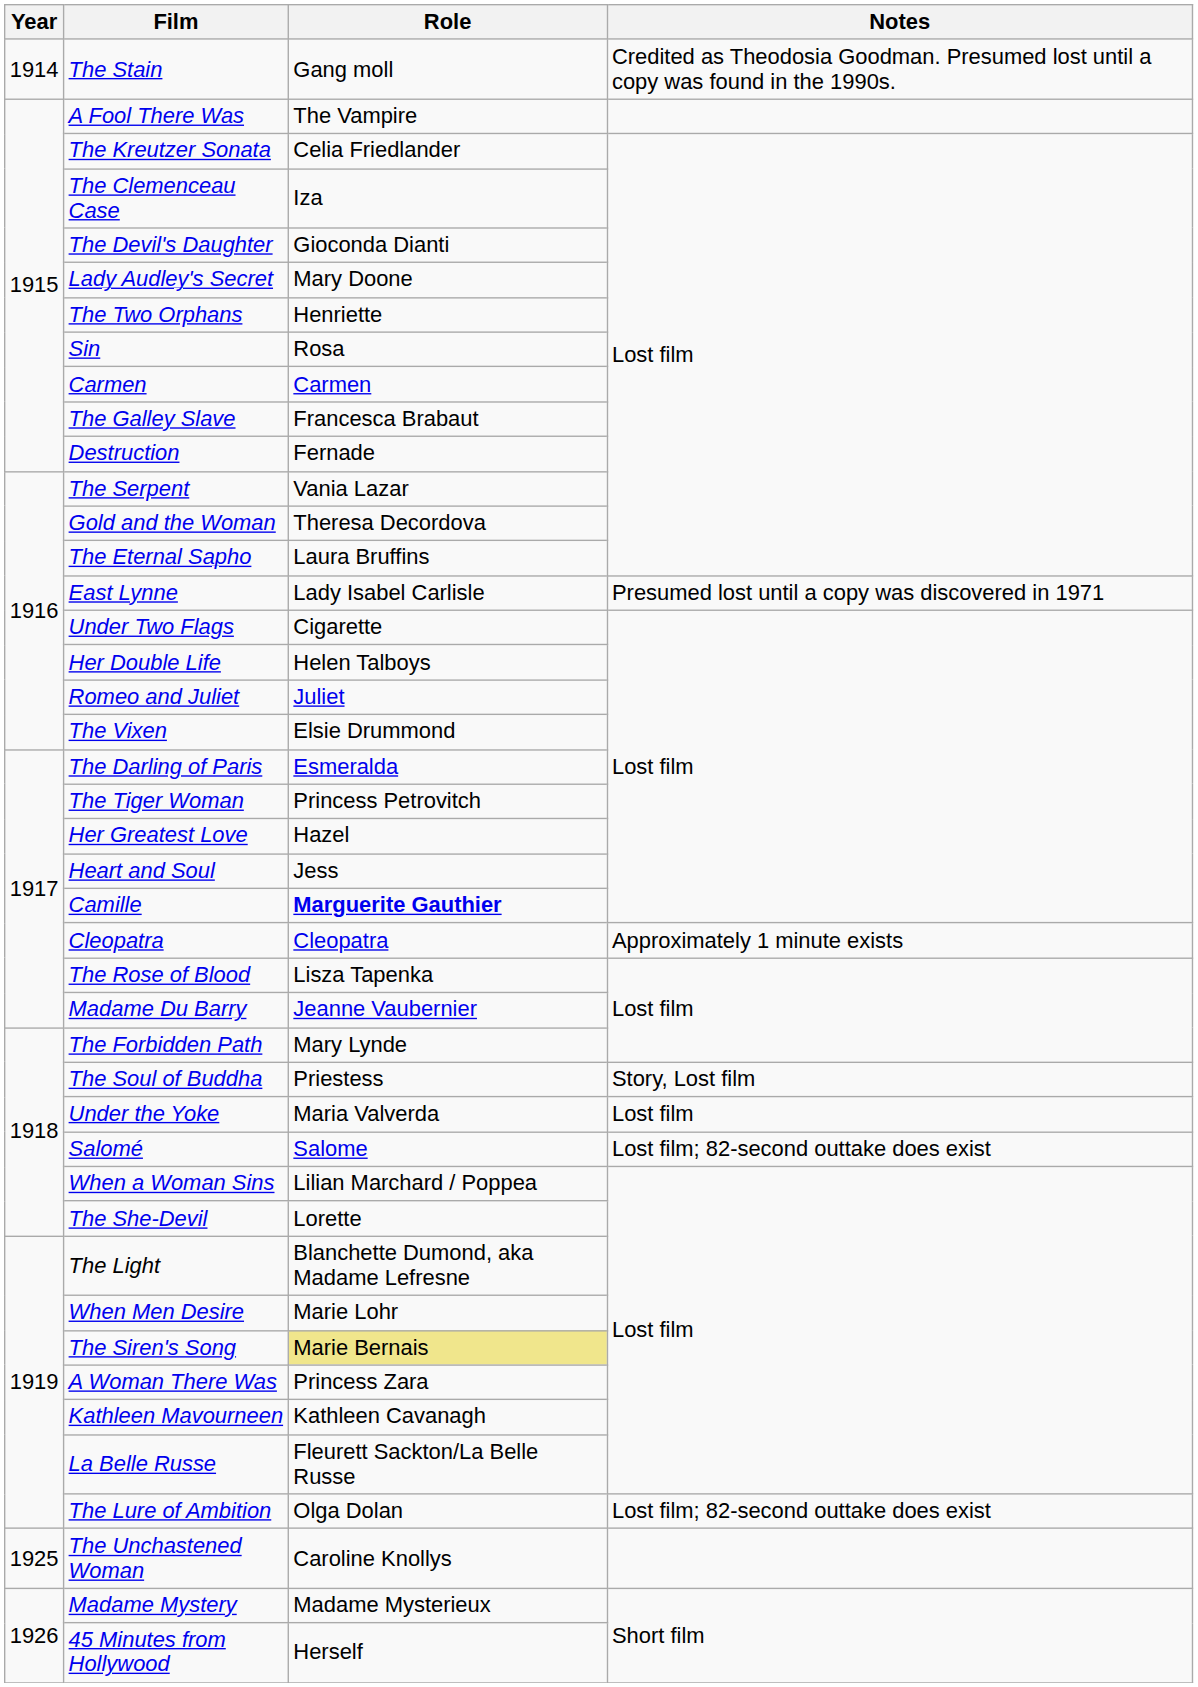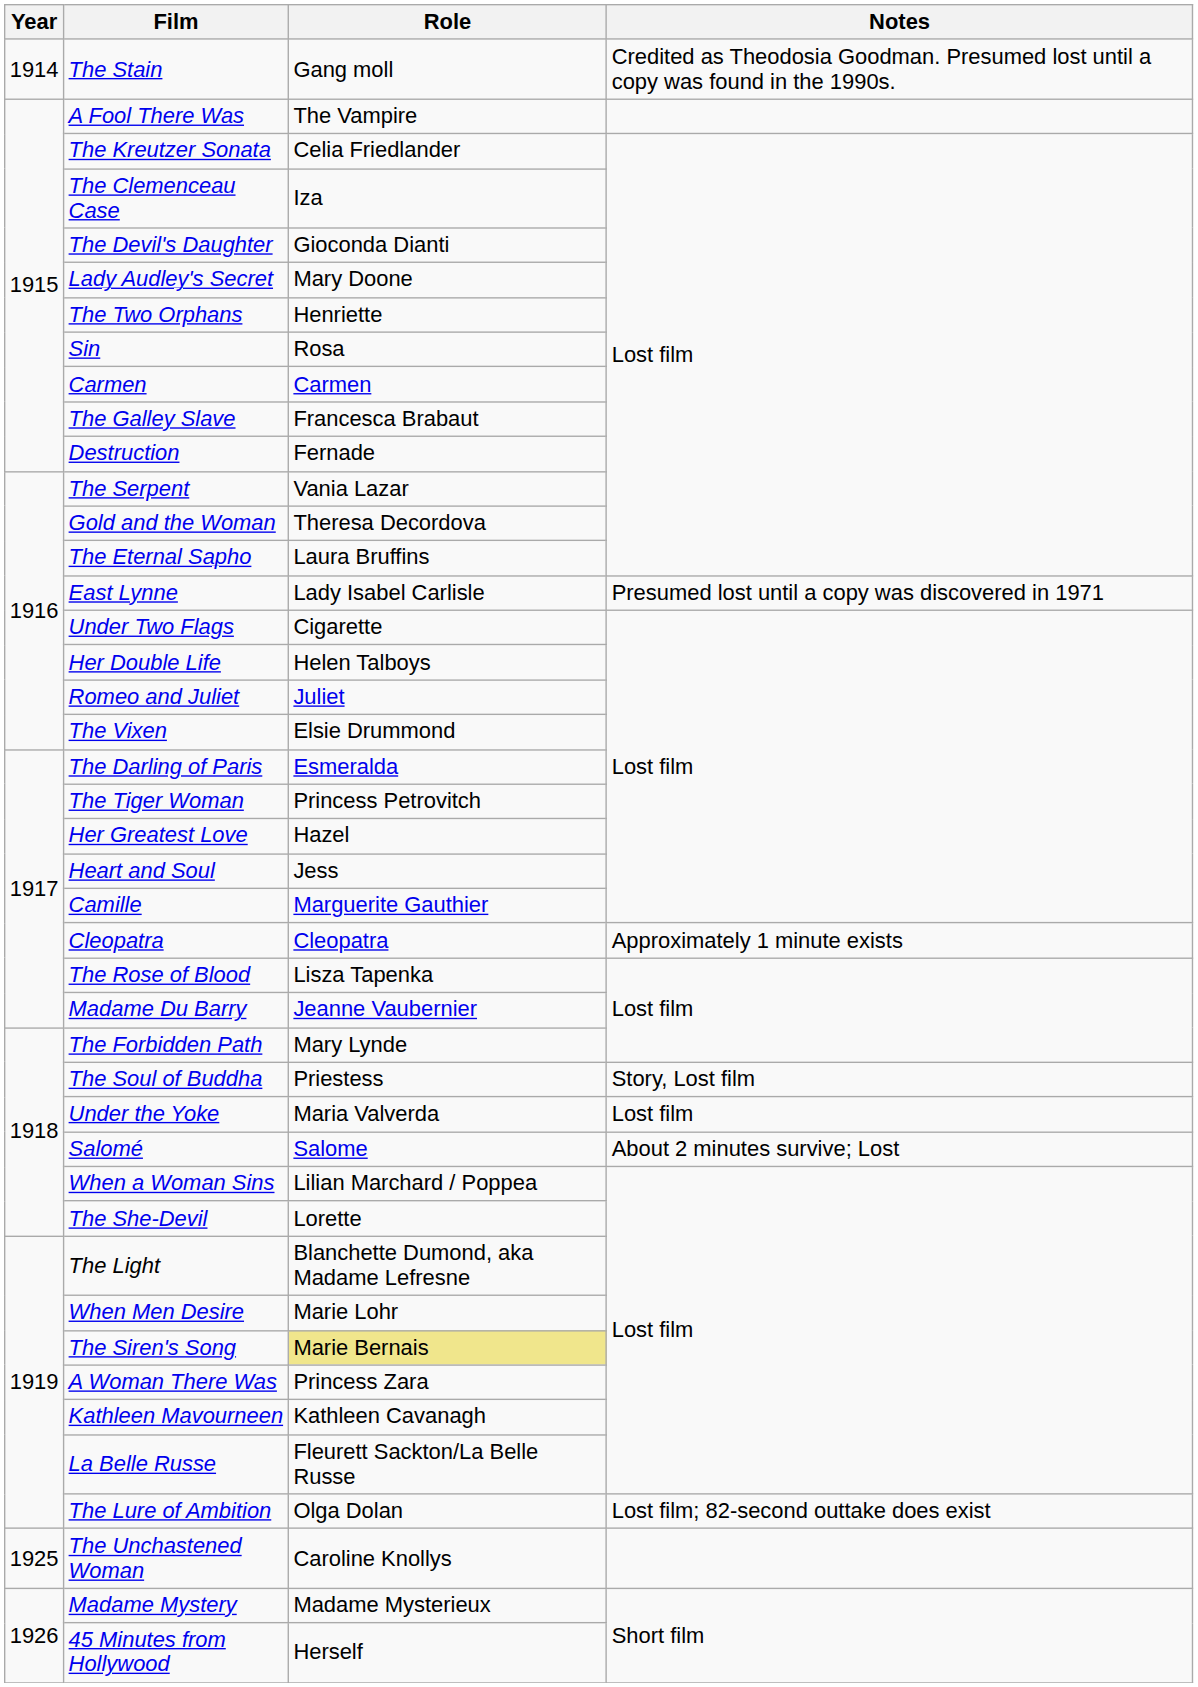(397, 905) bold -> (391, 905) normal
(801, 1148) Lost film; 82-second outtake does exist -> (755, 1148) About 2 minutes survive; Lost
